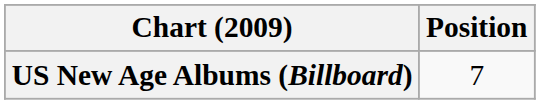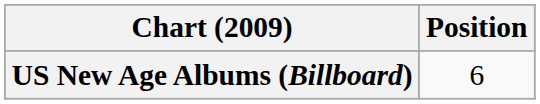(477, 74) 7 -> (477, 74) 6
